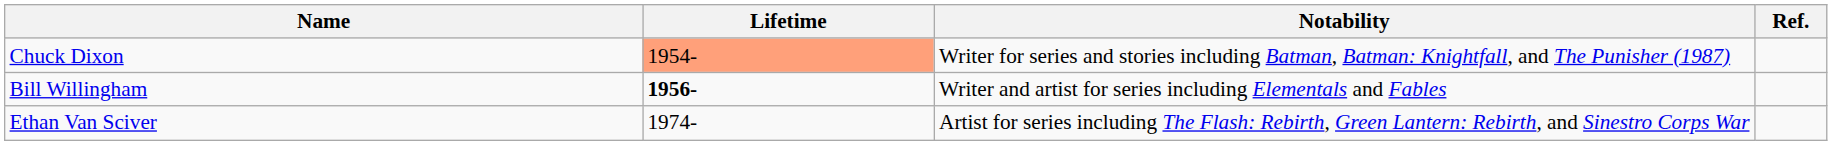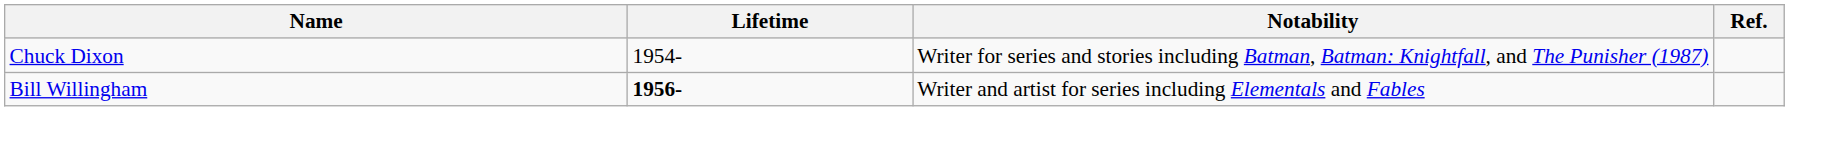(672, 55) lightsalmon background -> (657, 55) no background
- row: (83, 122)
